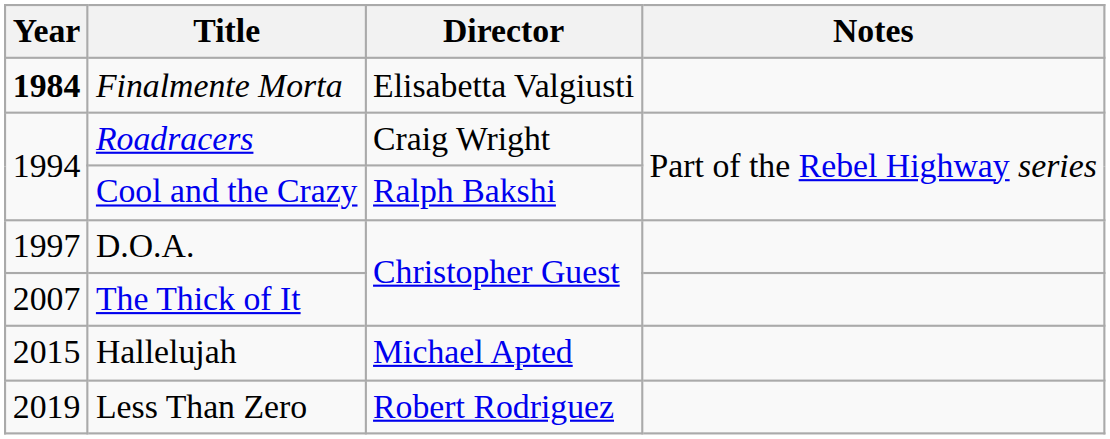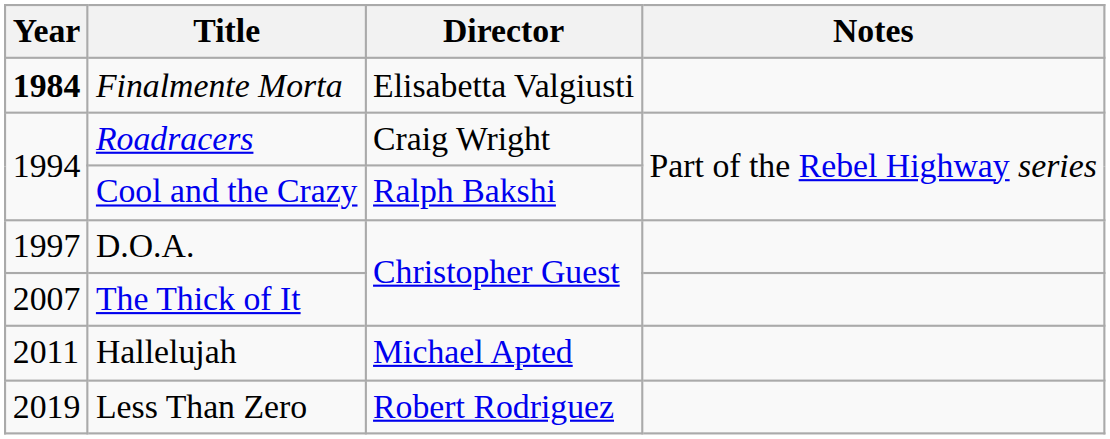(47, 352) 2015 -> (46, 352) 2011
